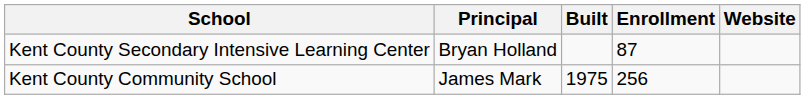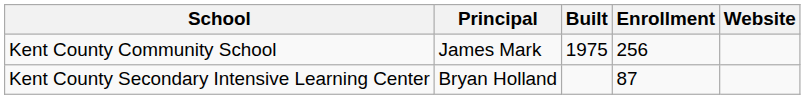rows swapped: (143, 79) <-> (219, 49)
